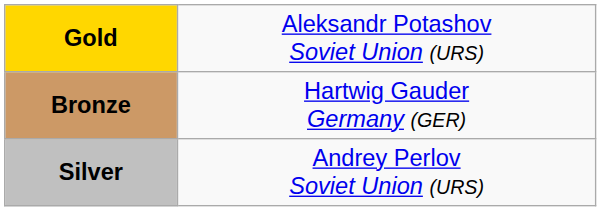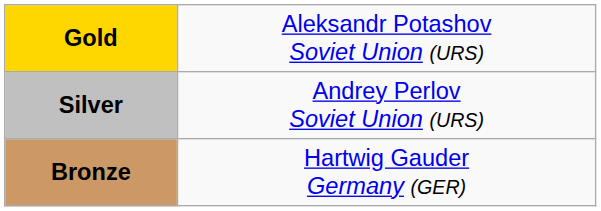rows swapped: (91, 171) <-> (91, 104)
